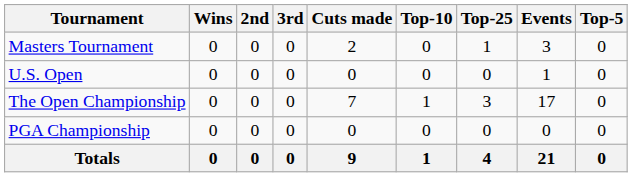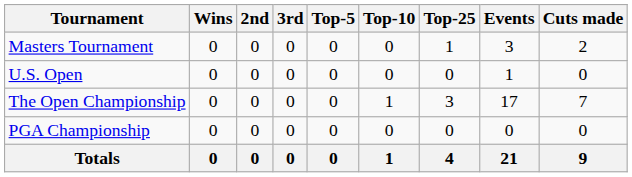columns swapped: (602, 18) <-> (352, 18)
